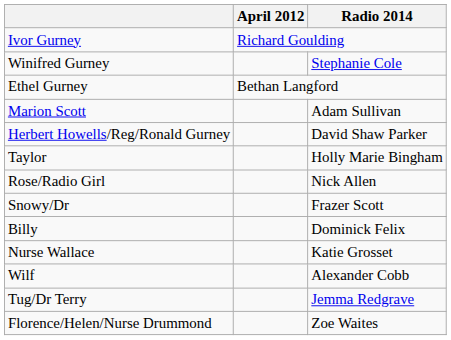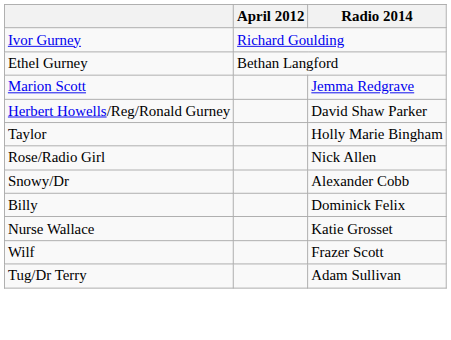- row: (59, 63)
(356, 110) Adam Sullivan -> (363, 87) Jemma Redgrave
(347, 205) Frazer Scott -> (360, 181) Alexander Cobb
(360, 275) Alexander Cobb -> (347, 252) Frazer Scott
(363, 299) Jemma Redgrave -> (356, 275) Adam Sullivan
- row: (110, 323)
